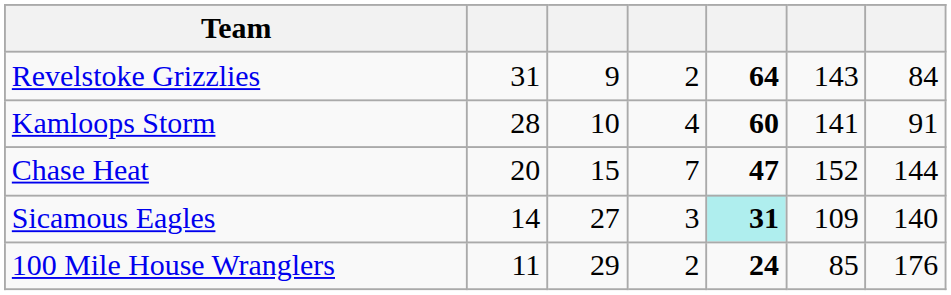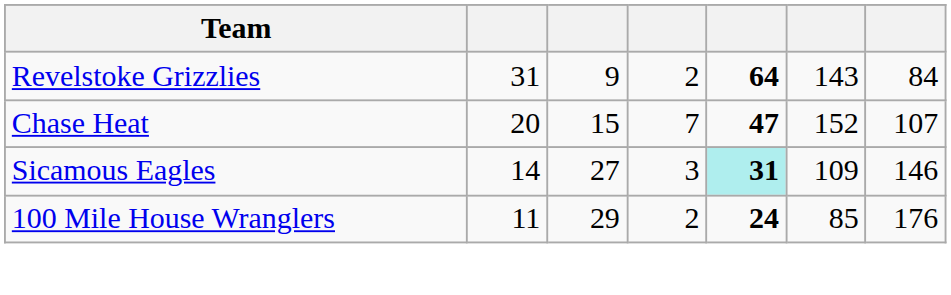- row: (114, 123)
(916, 170) 144 -> (916, 123) 107
(916, 218) 140 -> (916, 170) 146
